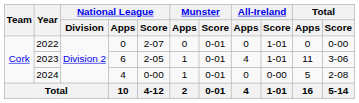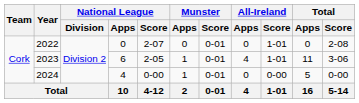(338, 43) 0-00 -> (338, 43) 2-08
(338, 75) 2-08 -> (338, 75) 0-00
